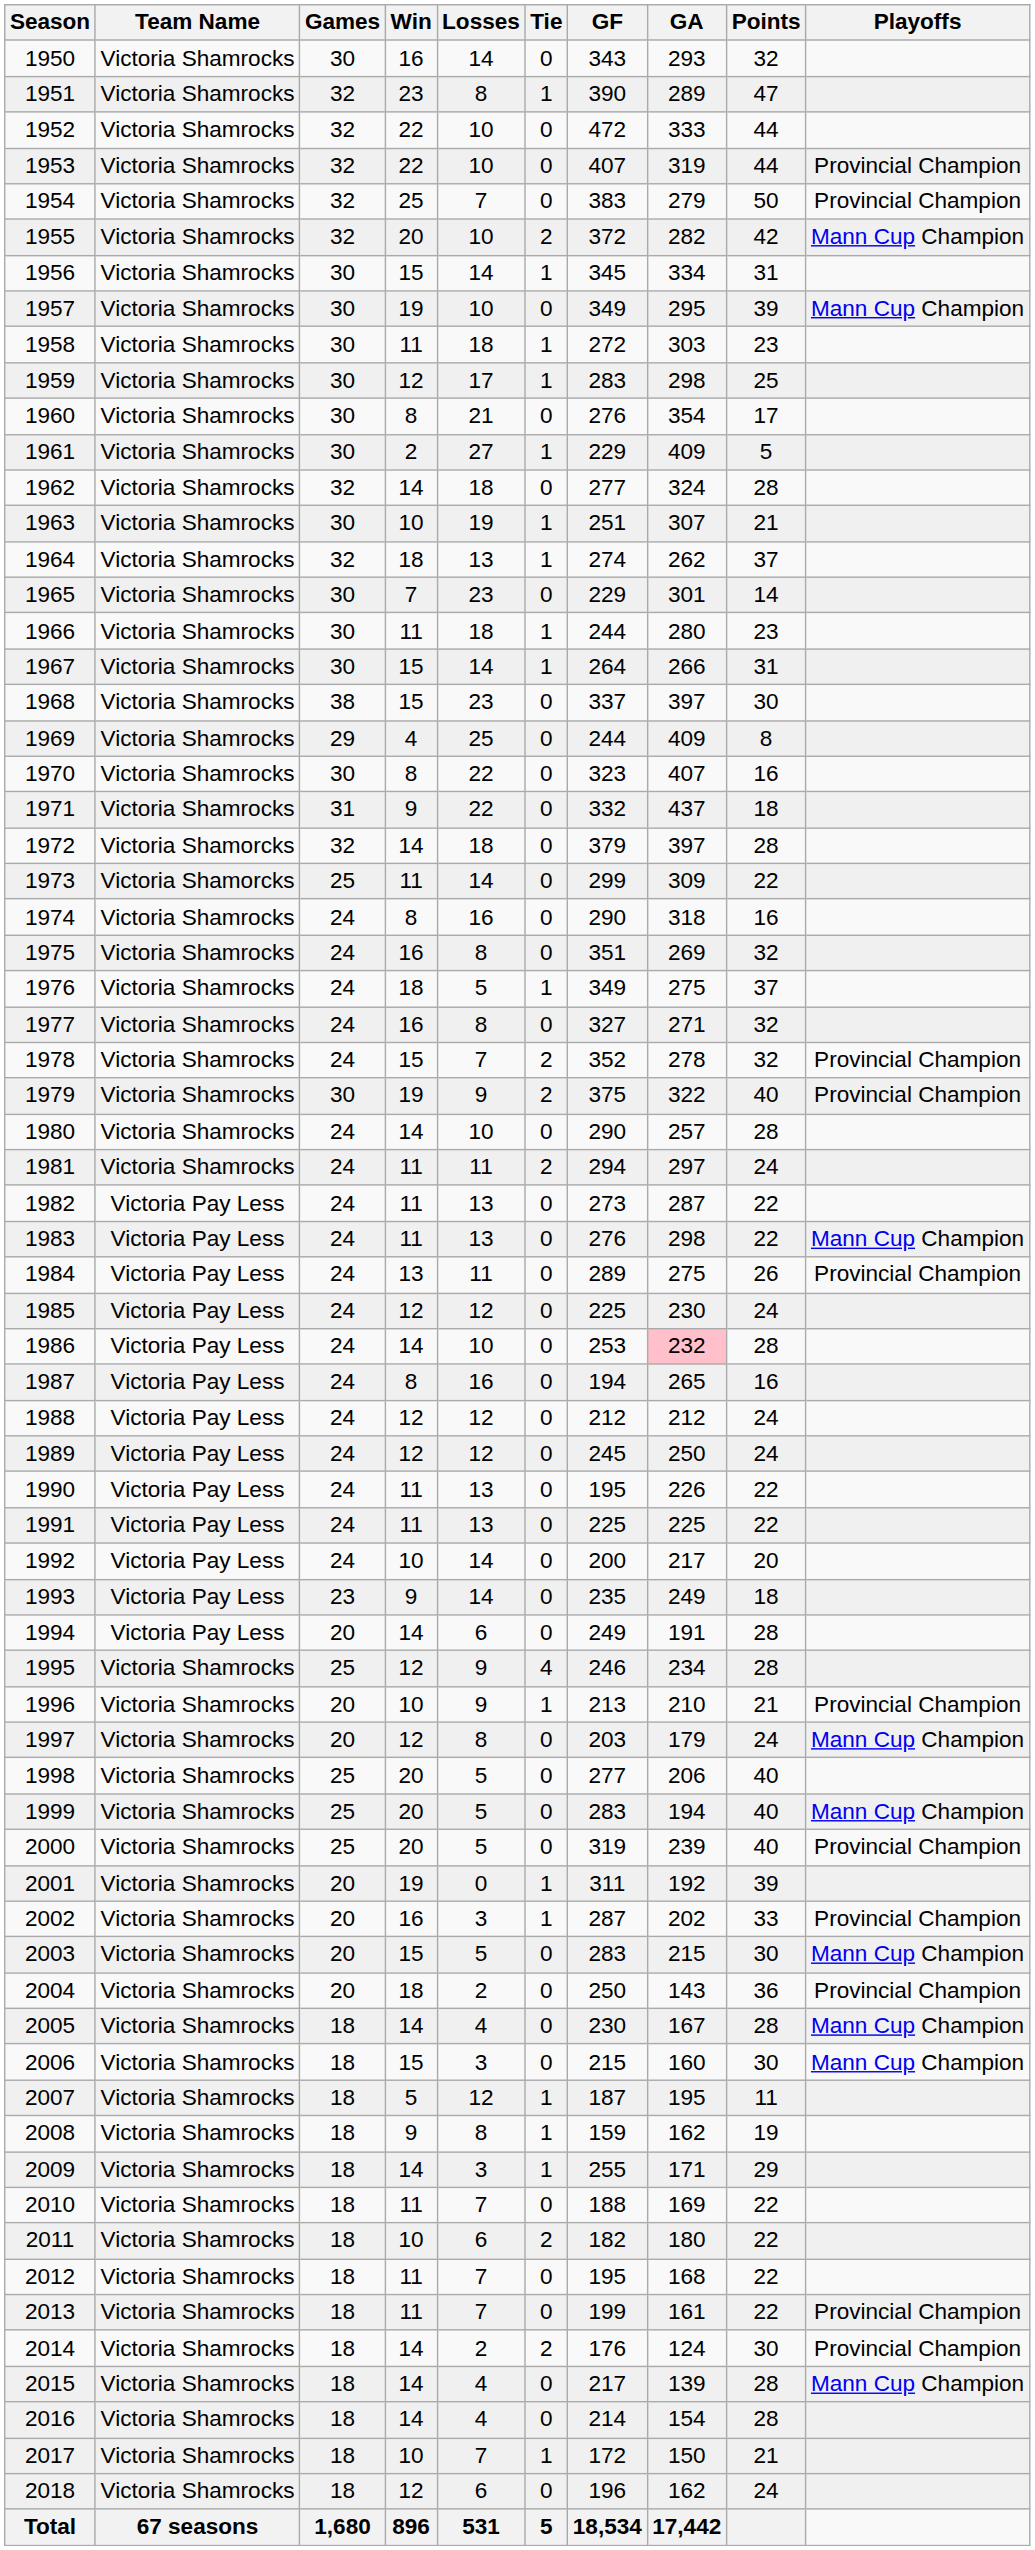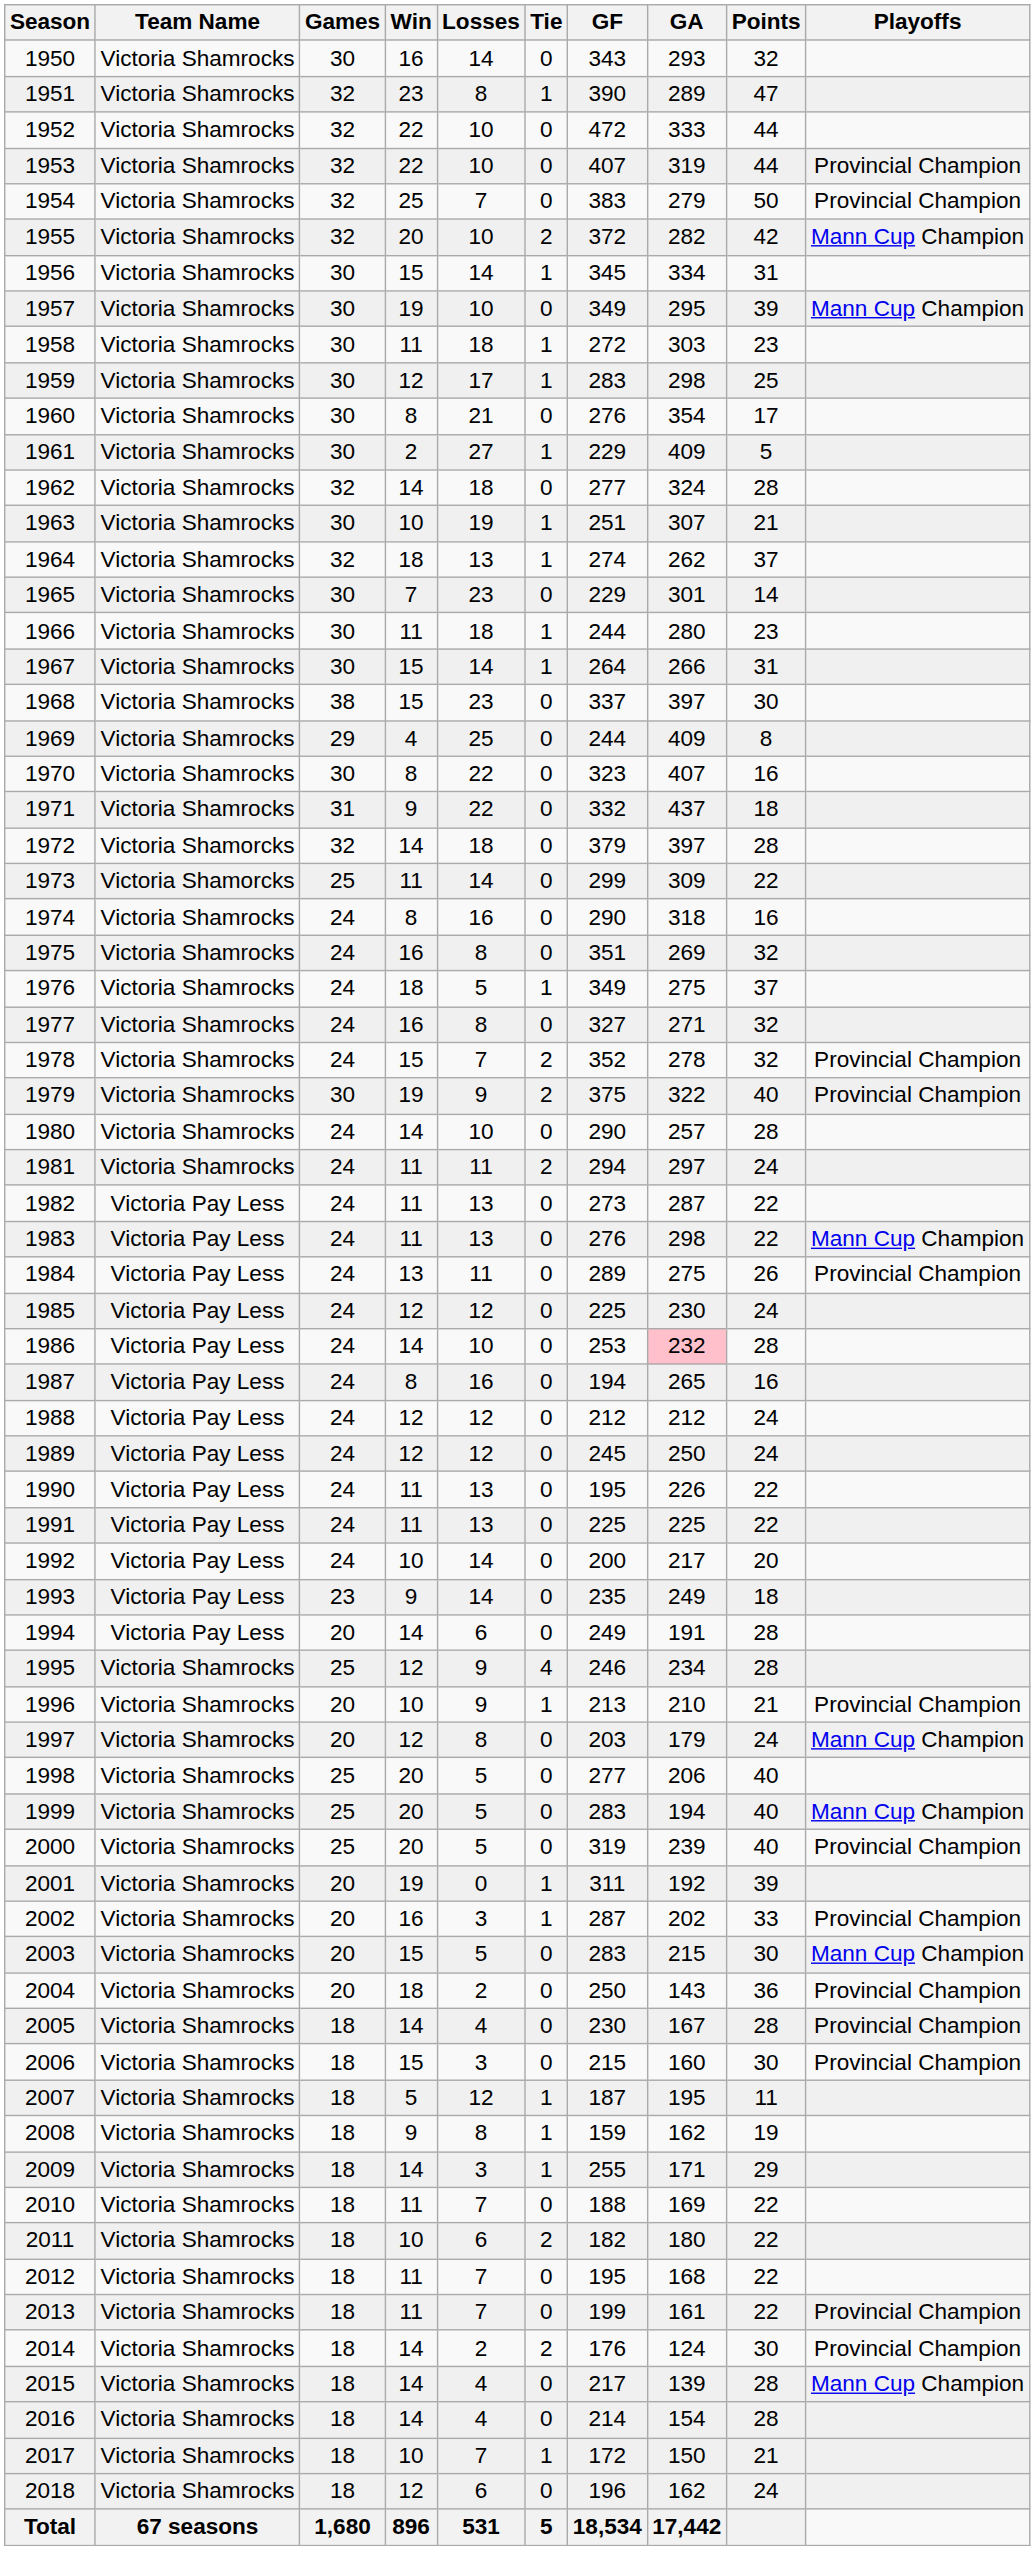(918, 2025) Mann Cup Champion -> (918, 2025) Provincial Champion
(918, 2061) Mann Cup Champion -> (918, 2061) Provincial Champion
